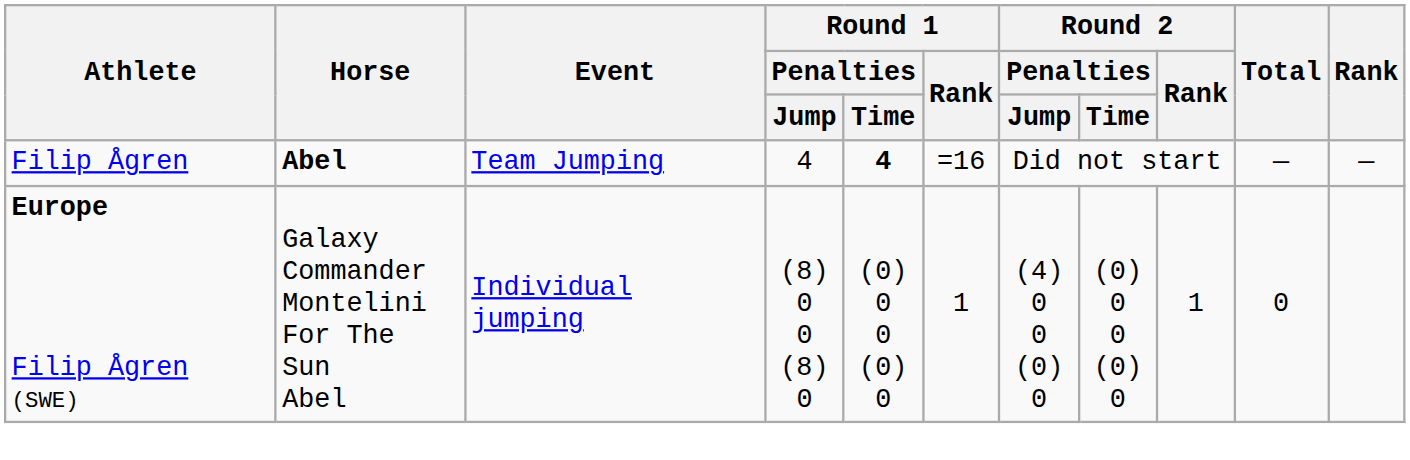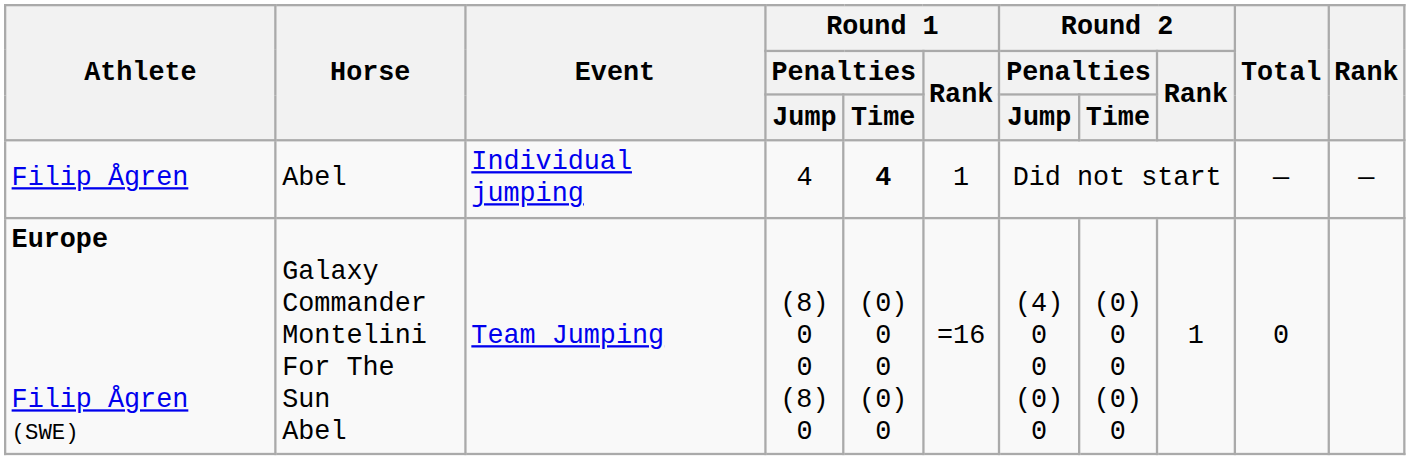(314, 162) bold -> (314, 178) normal
(568, 162) Team Jumping -> (552, 178) Individual jumping
(961, 162) =16 -> (961, 178) 1
(552, 304) Individual jumping -> (568, 336) Team Jumping
(961, 304) 1 -> (961, 336) =16
